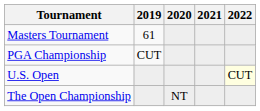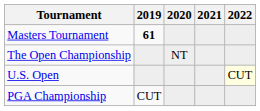(149, 35) normal -> (149, 35) bold
rows swapped: (57, 55) <-> (69, 96)
